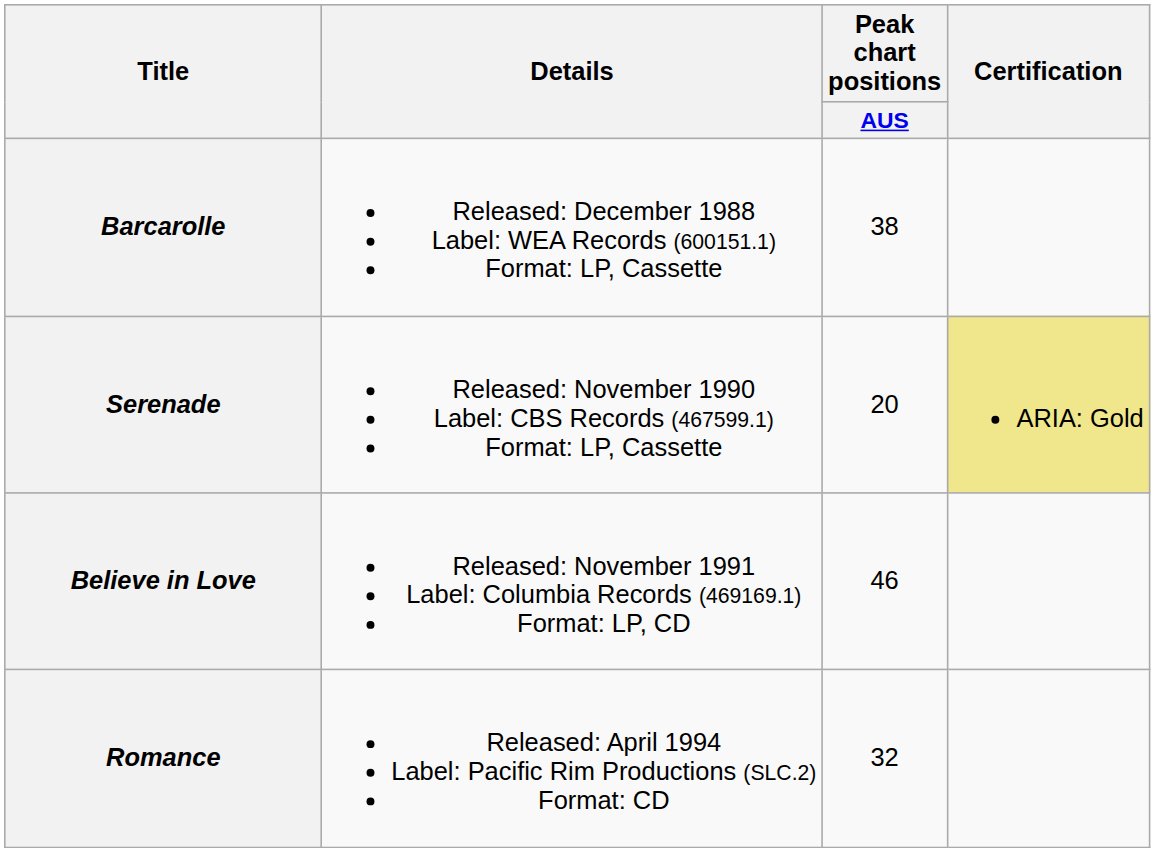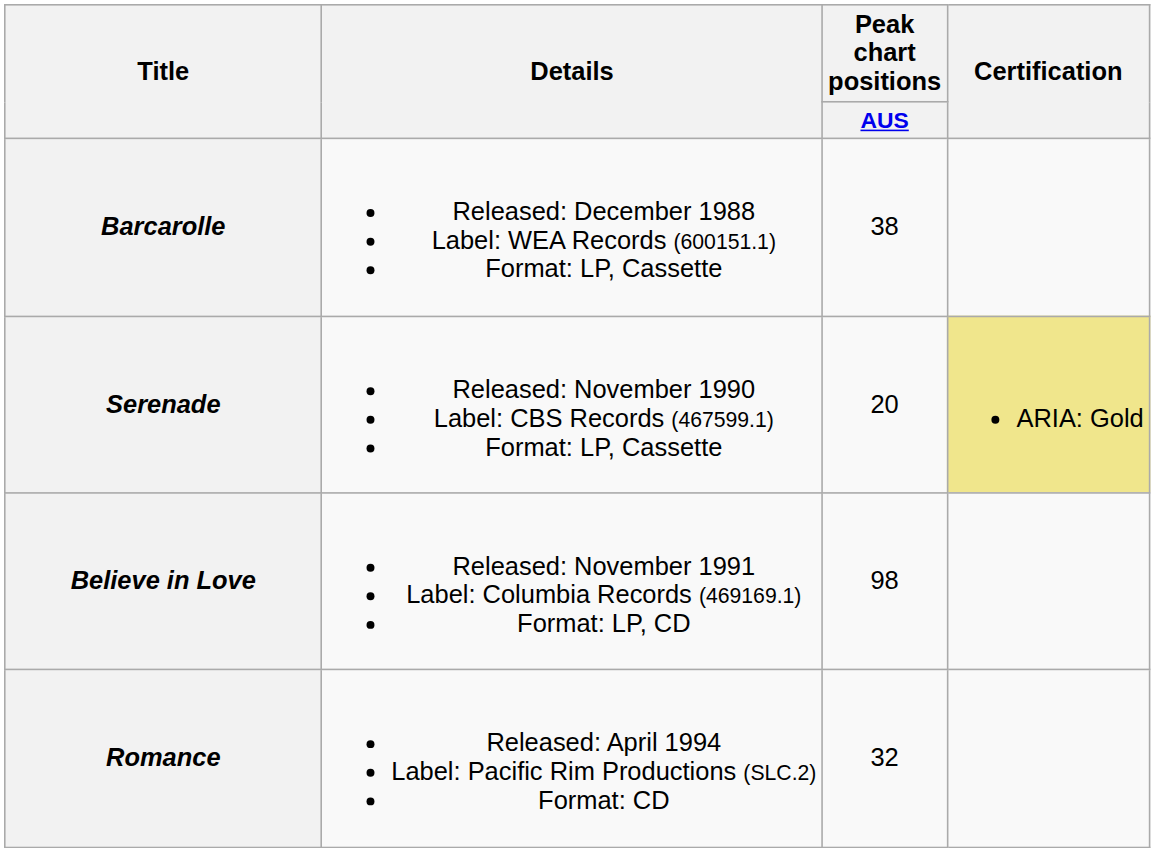(885, 580) 46 -> (885, 580) 98
